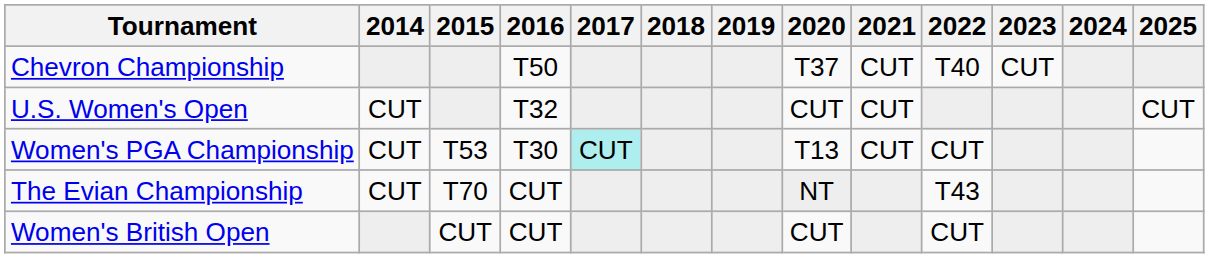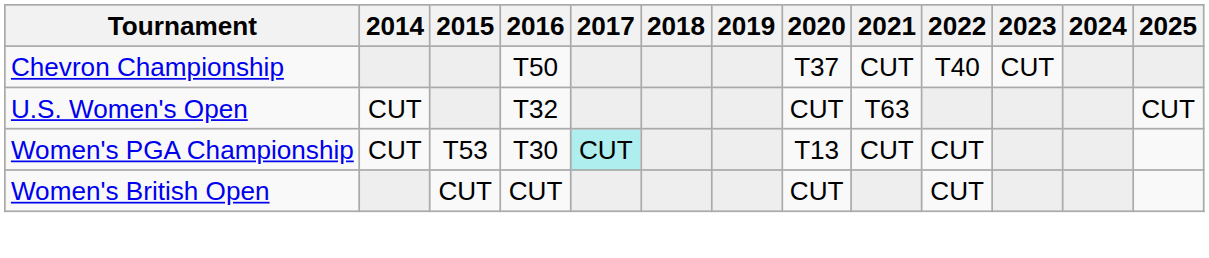(887, 109) CUT -> (887, 109) T63
- row: (157, 191)
